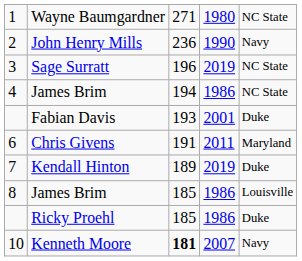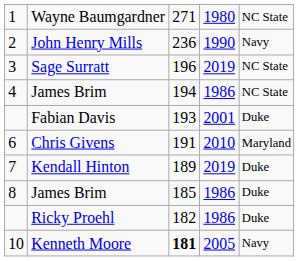(219, 142) 2011 -> (219, 142) 2010
(267, 192) Louisville -> (255, 192) Duke
(184, 218) 185 -> (184, 218) 182
(219, 243) 2007 -> (219, 243) 2005
